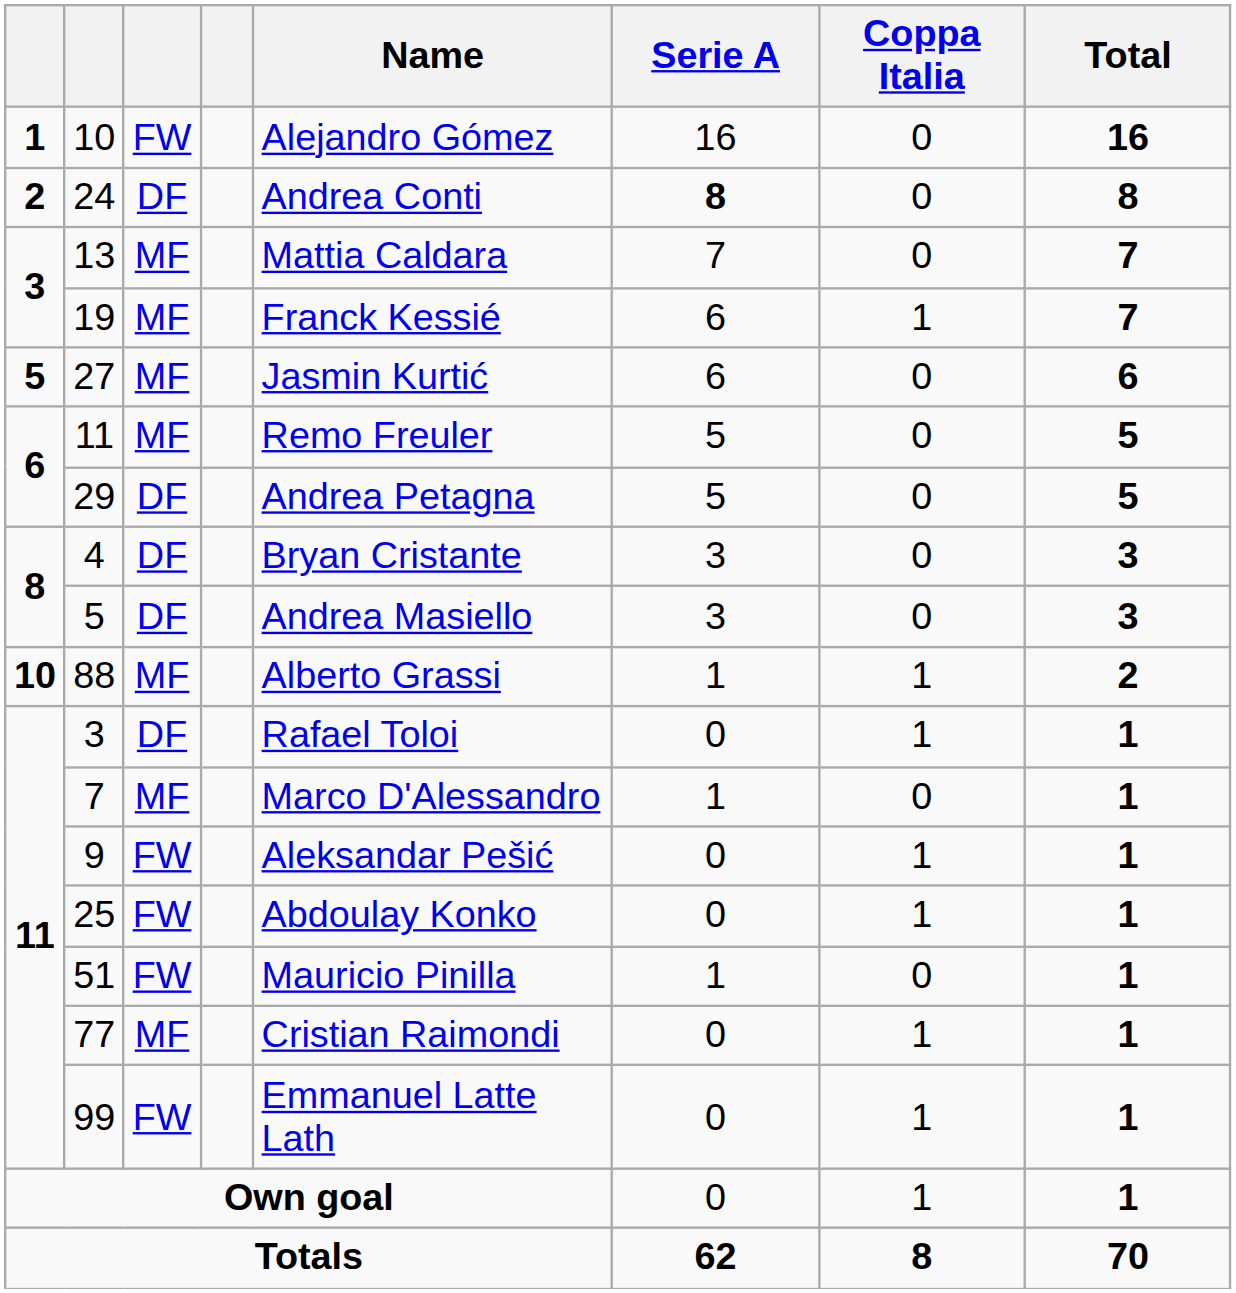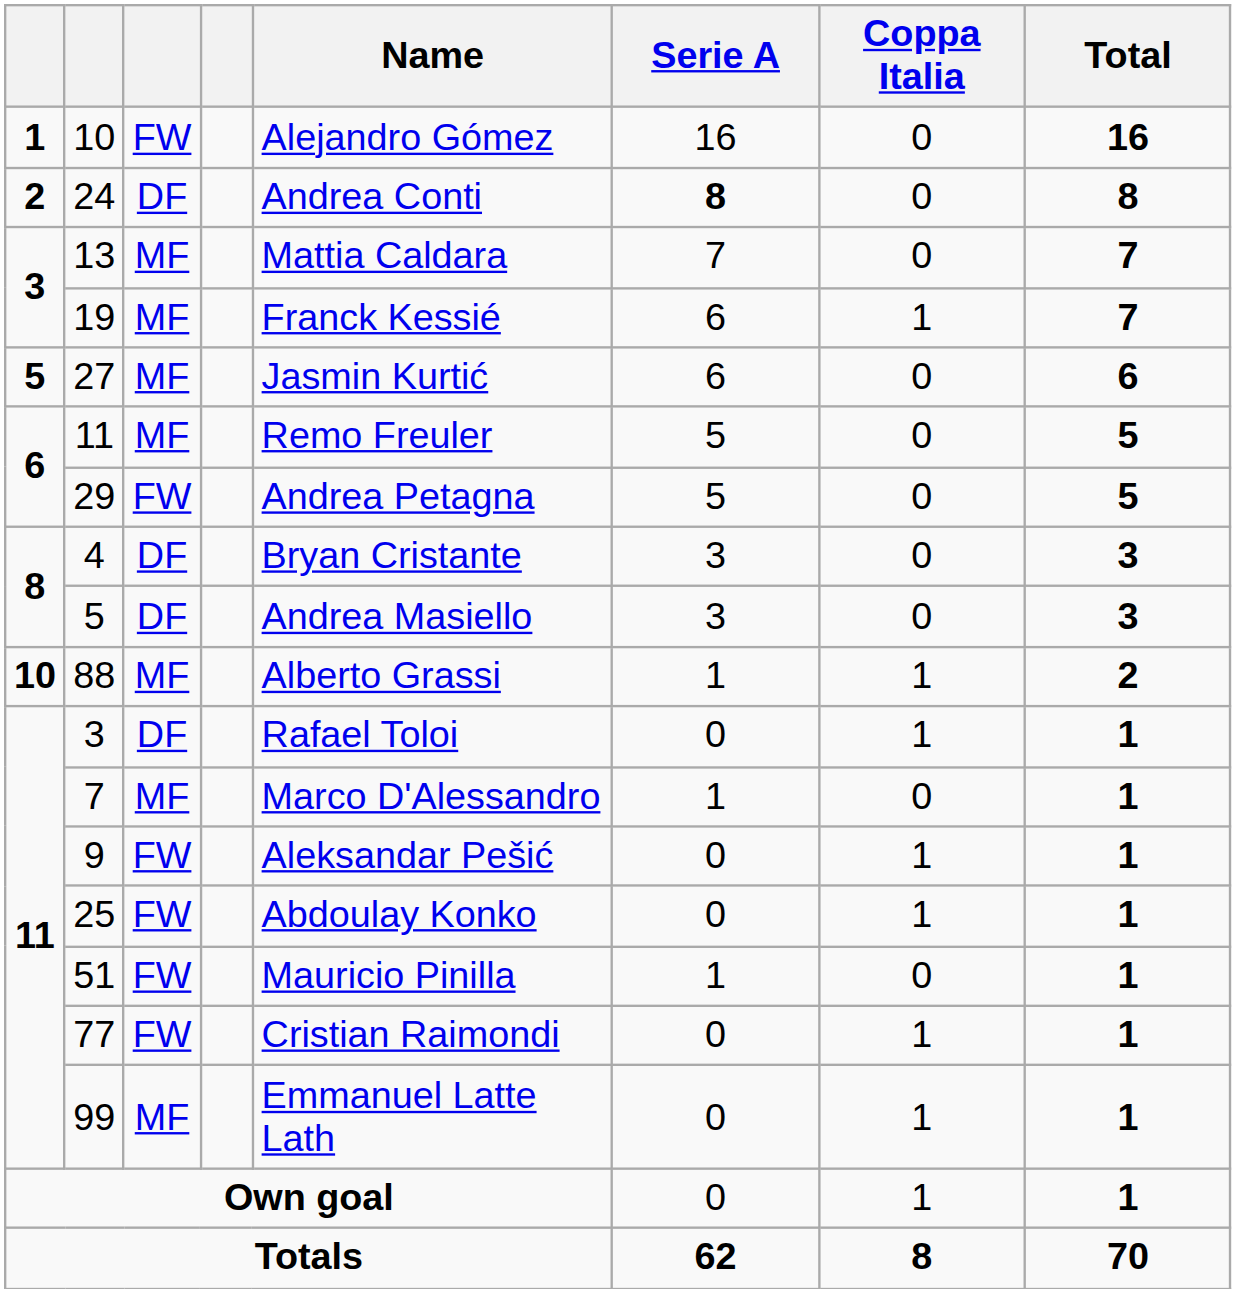(162, 496) DF -> (162, 496) FW
(162, 1035) MF -> (162, 1035) FW
(162, 1116) FW -> (162, 1116) MF
